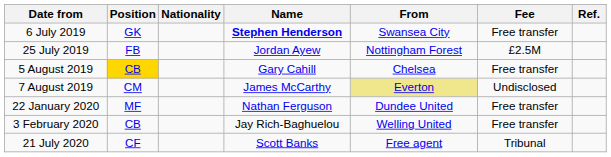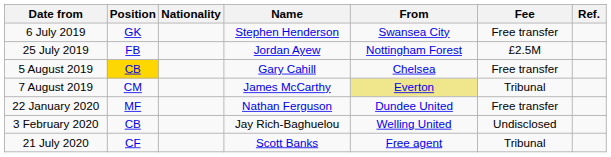(287, 32) bold -> (287, 32) normal
(525, 88) Undisclosed -> (525, 88) Tribunal
(525, 125) Free transfer -> (525, 125) Undisclosed
